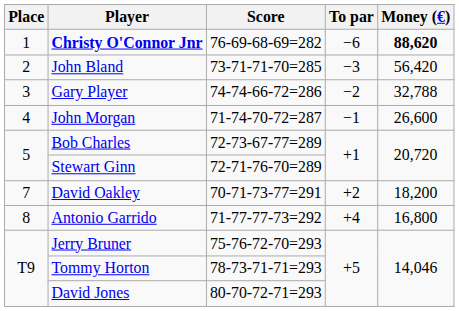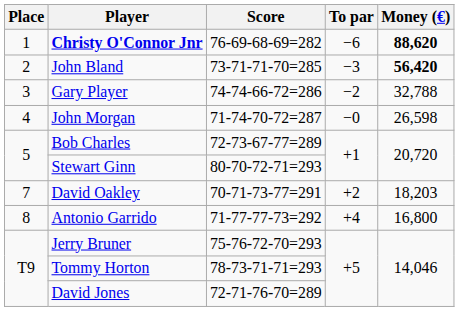(416, 67) normal -> (416, 67) bold
(351, 117) −1 -> (351, 117) −0
(416, 117) 26,600 -> (416, 117) 26,598
(266, 167) 72-71-76-70=289 -> (266, 167) 80-70-72-71=293
(416, 192) 18,200 -> (416, 192) 18,203
(266, 293) 80-70-72-71=293 -> (266, 293) 72-71-76-70=289
